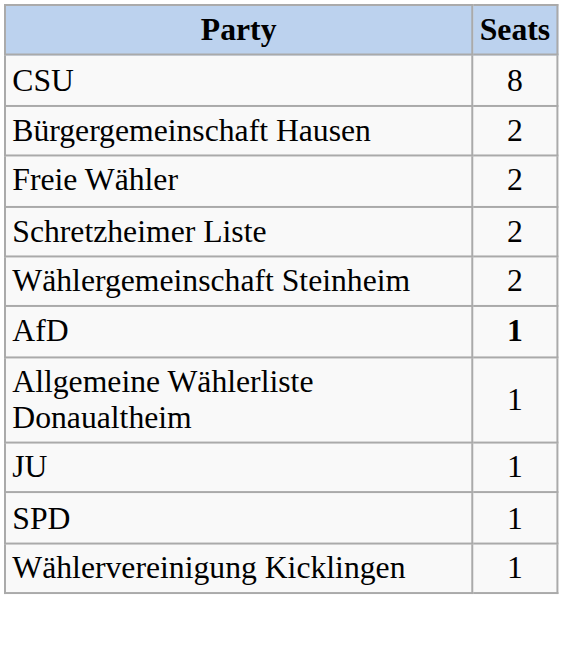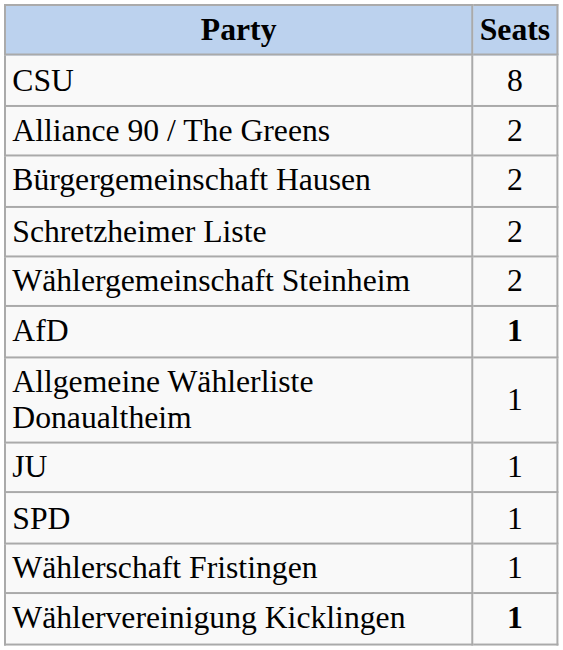+ row: (171, 130)
- row: (95, 180)
+ row: (165, 567)
(515, 567) normal -> (515, 617) bold
